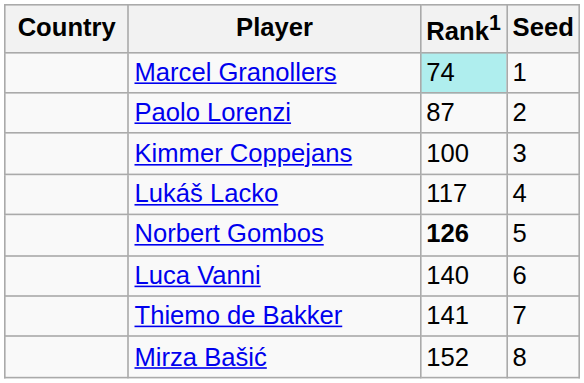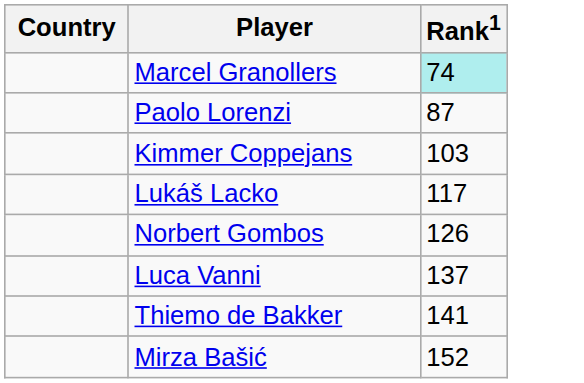- column: (543, 28)
(448, 153) 100 -> (448, 153) 103
(448, 234) bold -> (448, 234) normal
(448, 275) 140 -> (448, 275) 137
